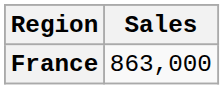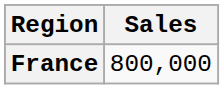(161, 64) 863,000 -> (161, 64) 800,000
